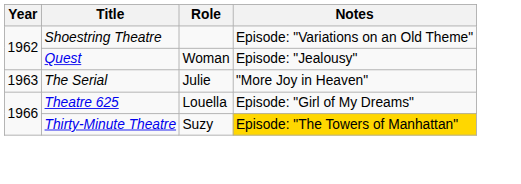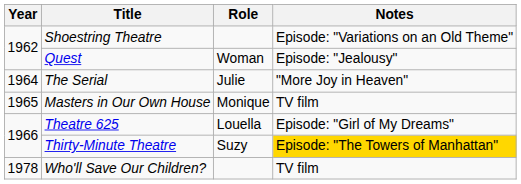(23, 80) 1963 -> (23, 80) 1964
+ row: (128, 102)
+ row: (125, 168)
